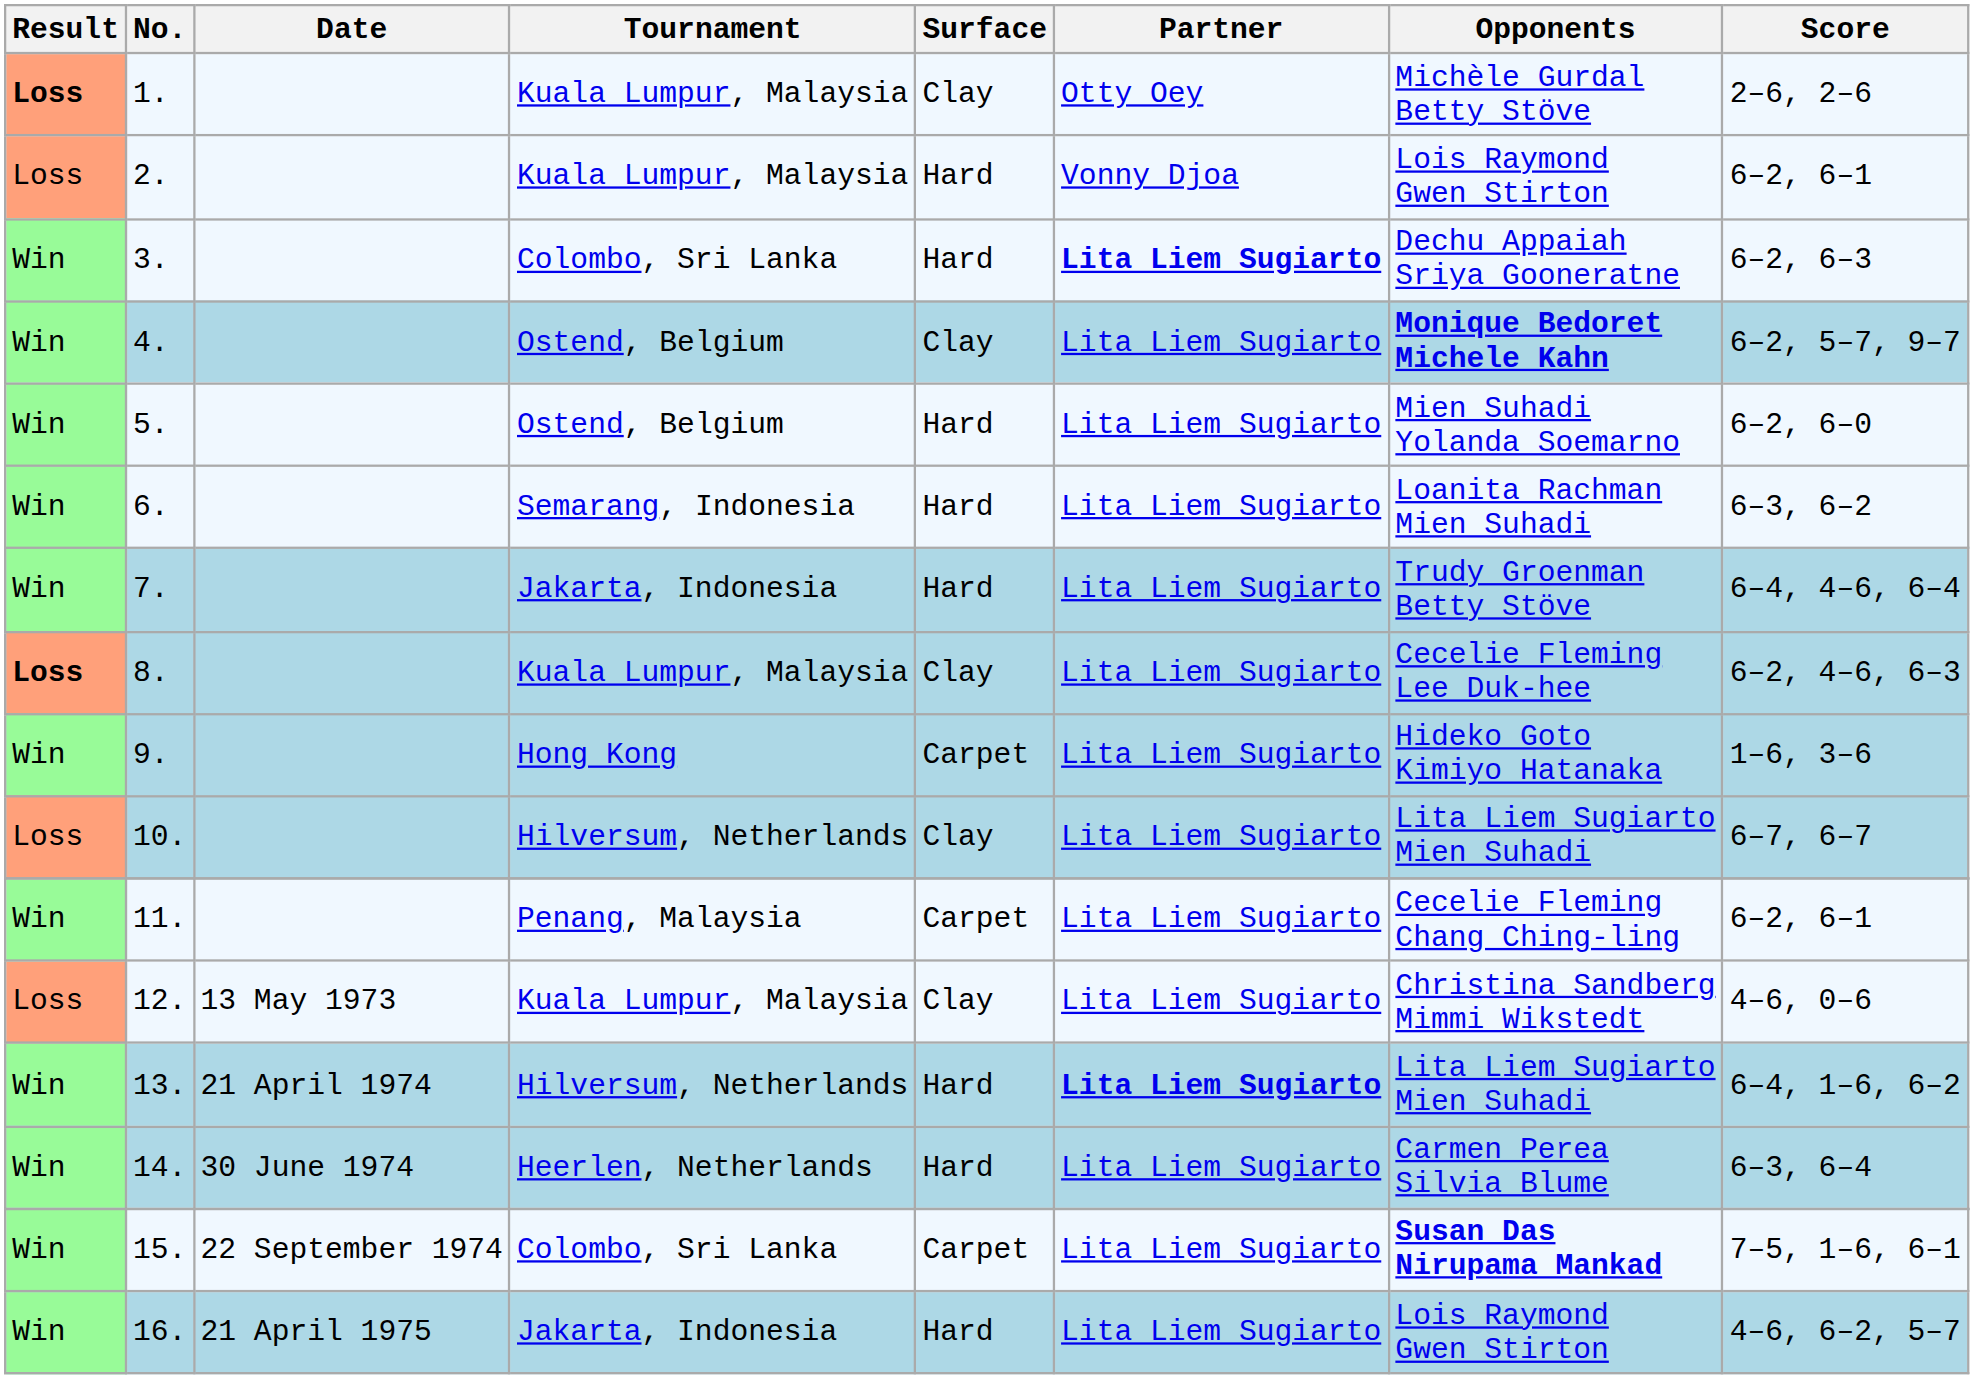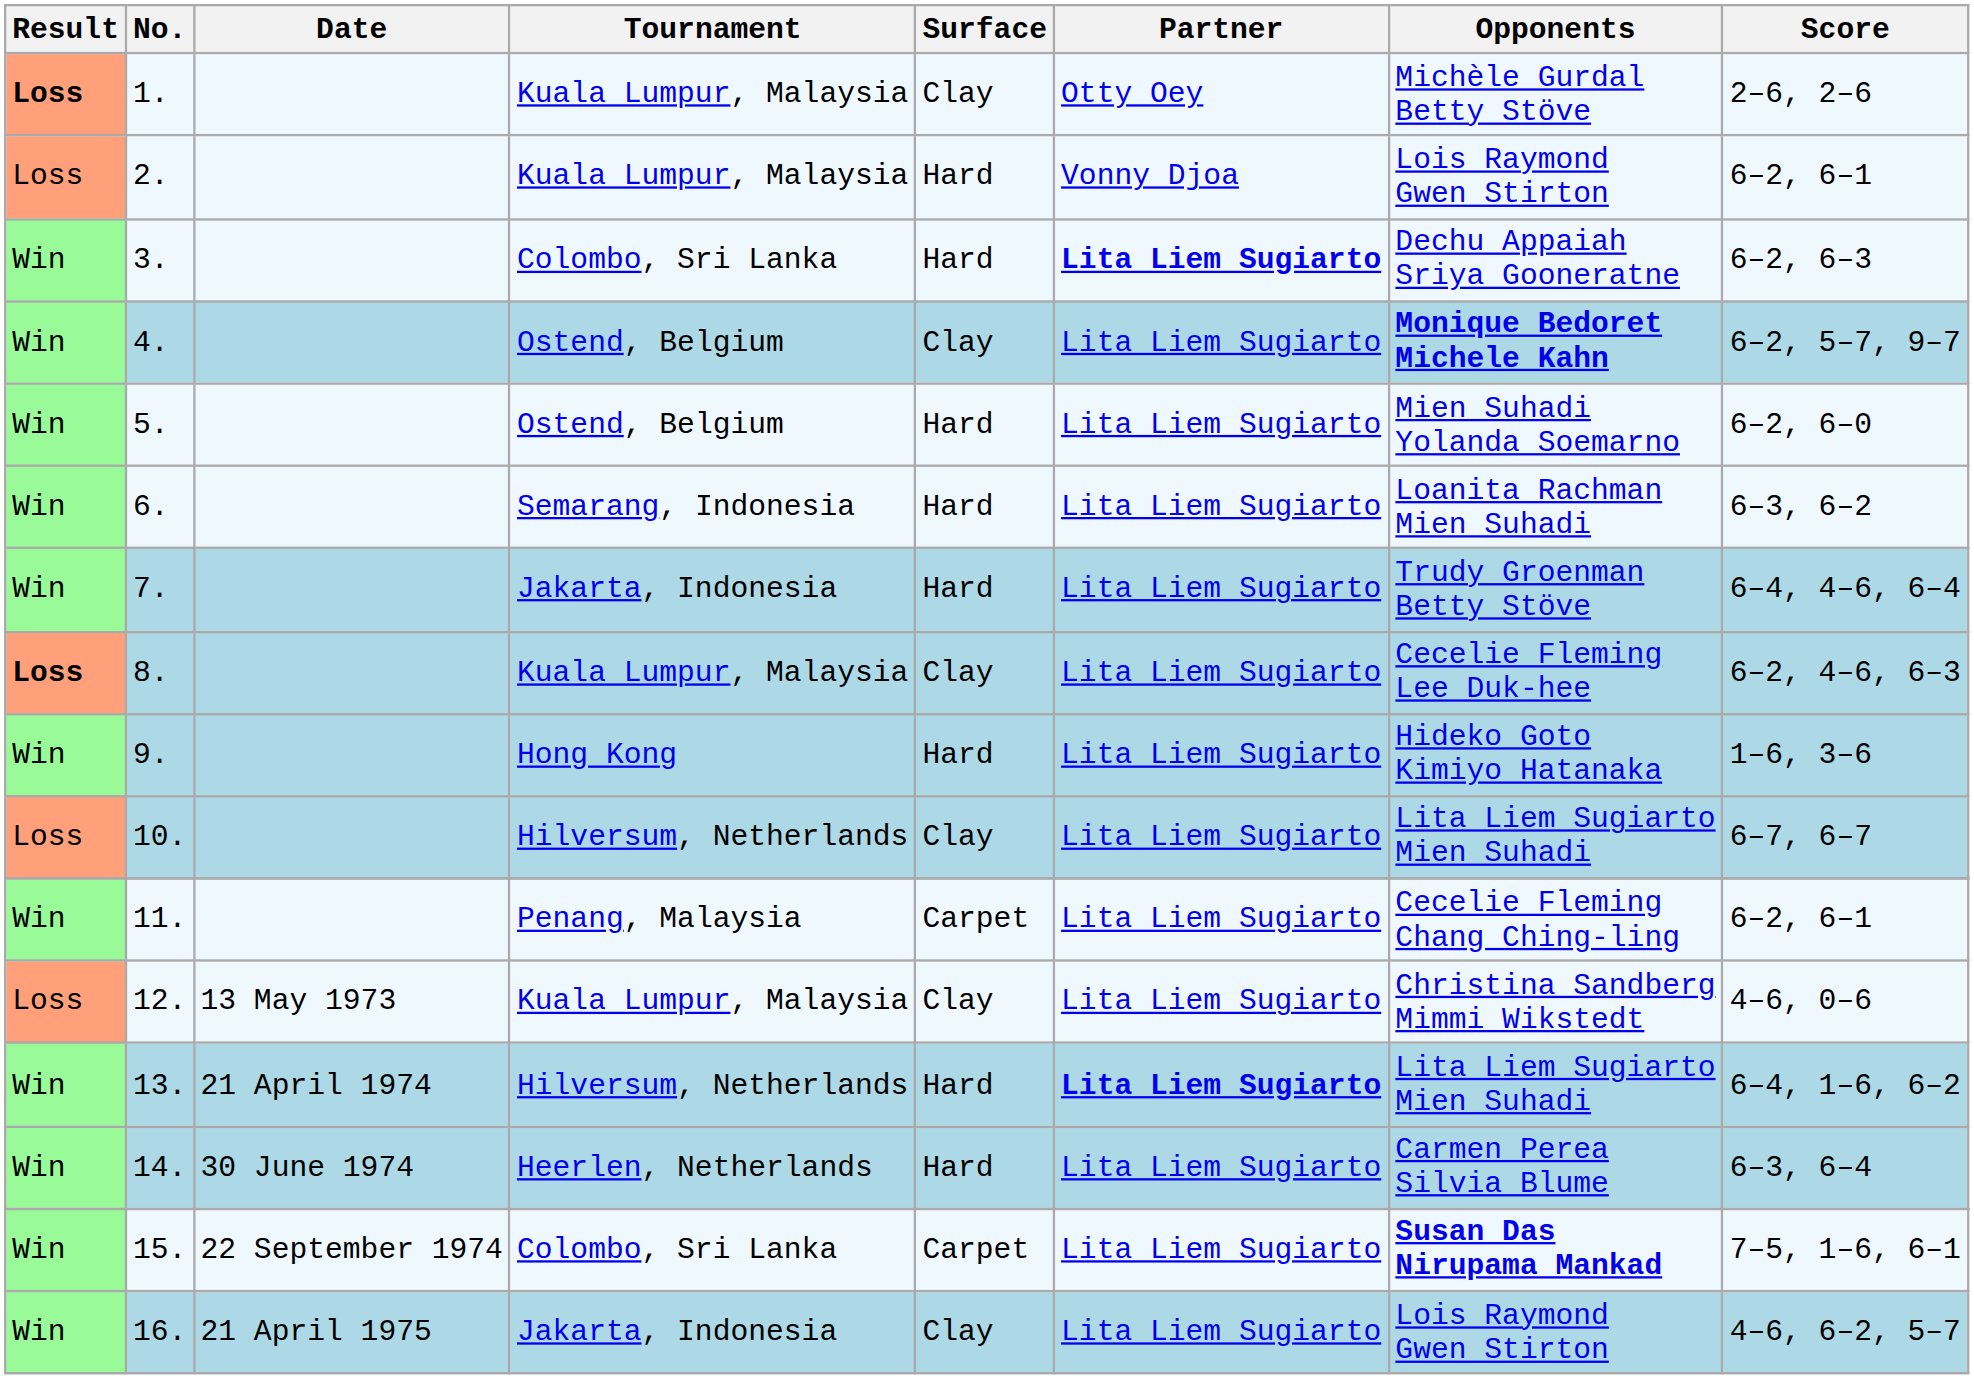(976, 755) Carpet -> (958, 755) Hard
(958, 1332) Hard -> (958, 1332) Clay
